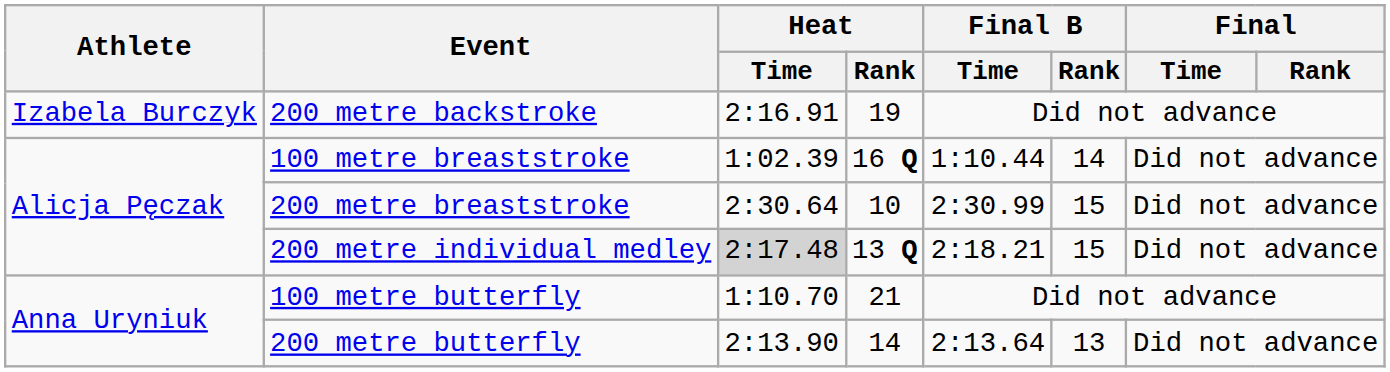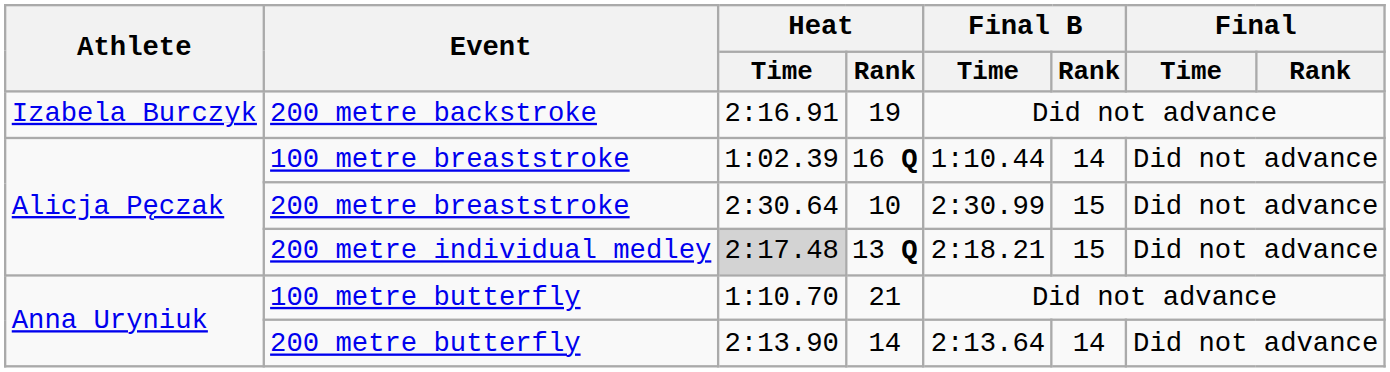(1089, 343) 13 -> (1089, 343) 14
